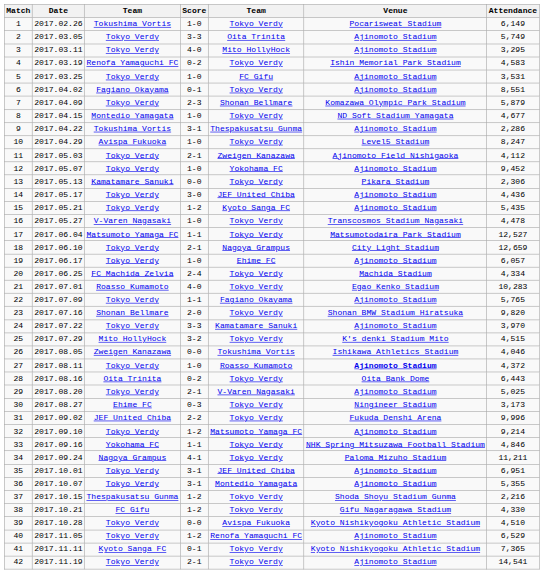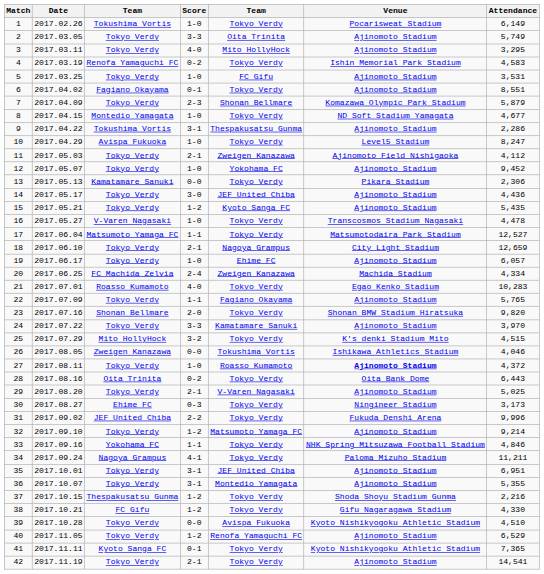(256, 274) Tokyo Verdy -> (256, 274) Zweigen Kanazawa
